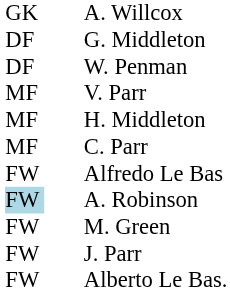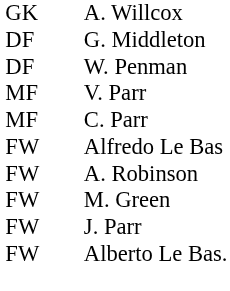- row: (145, 119)
(22, 199) lightblue background -> (22, 173) no background
